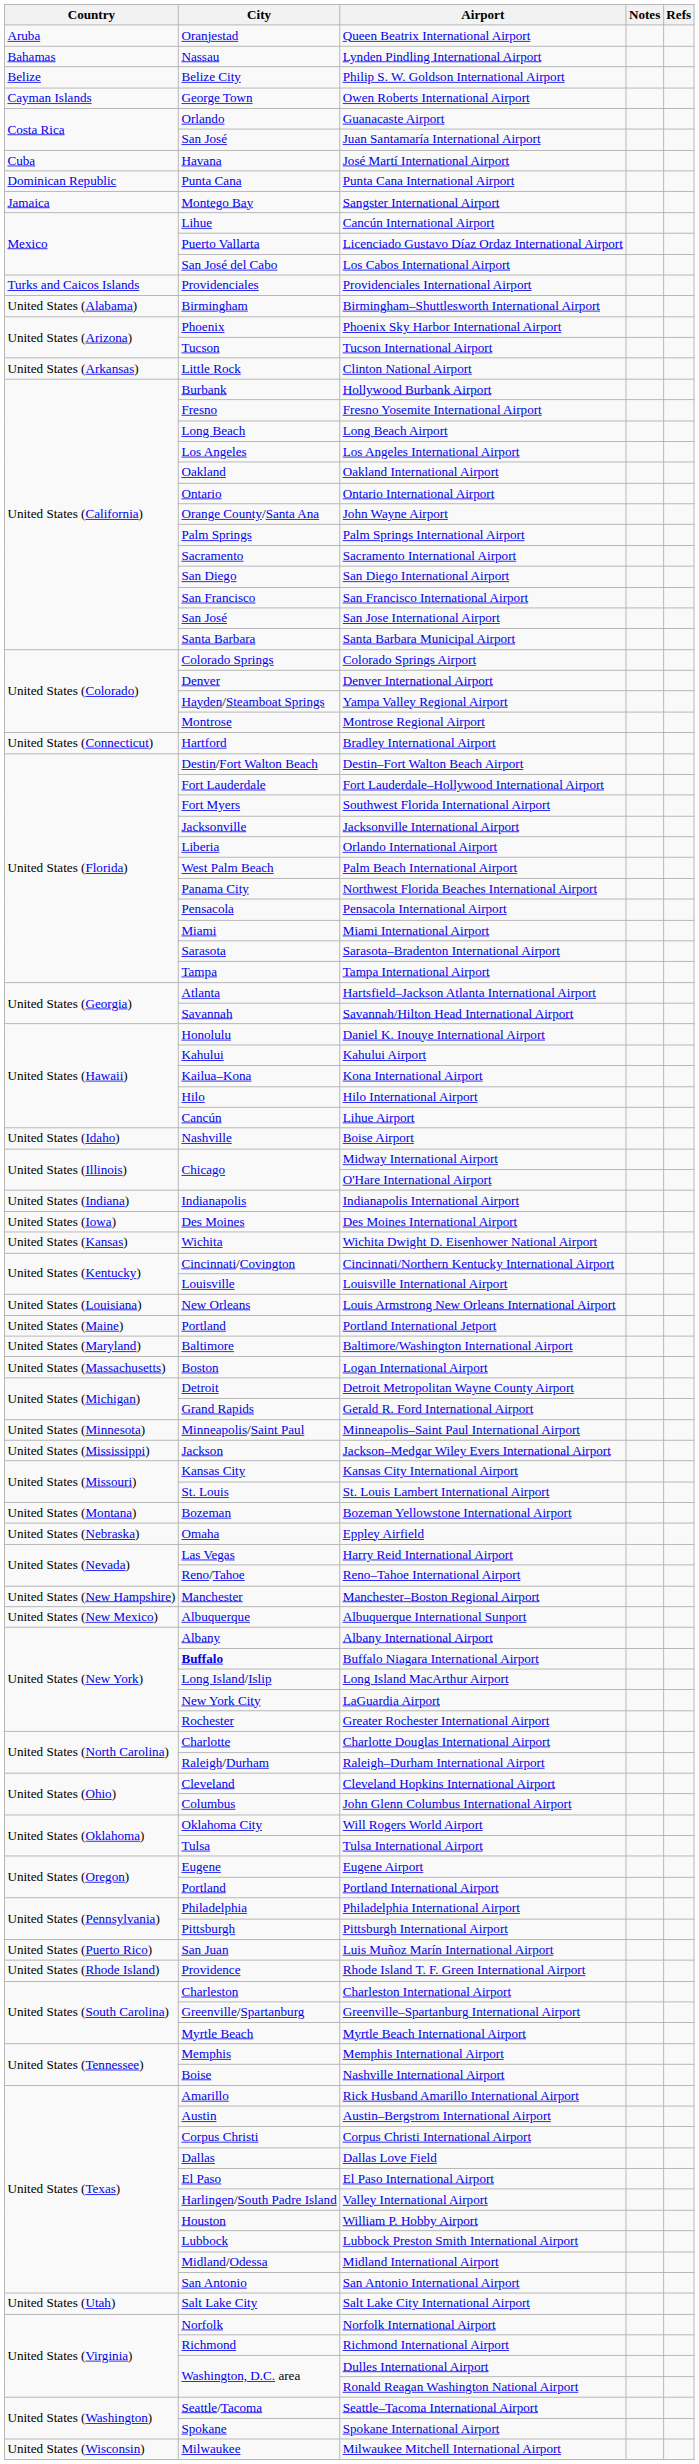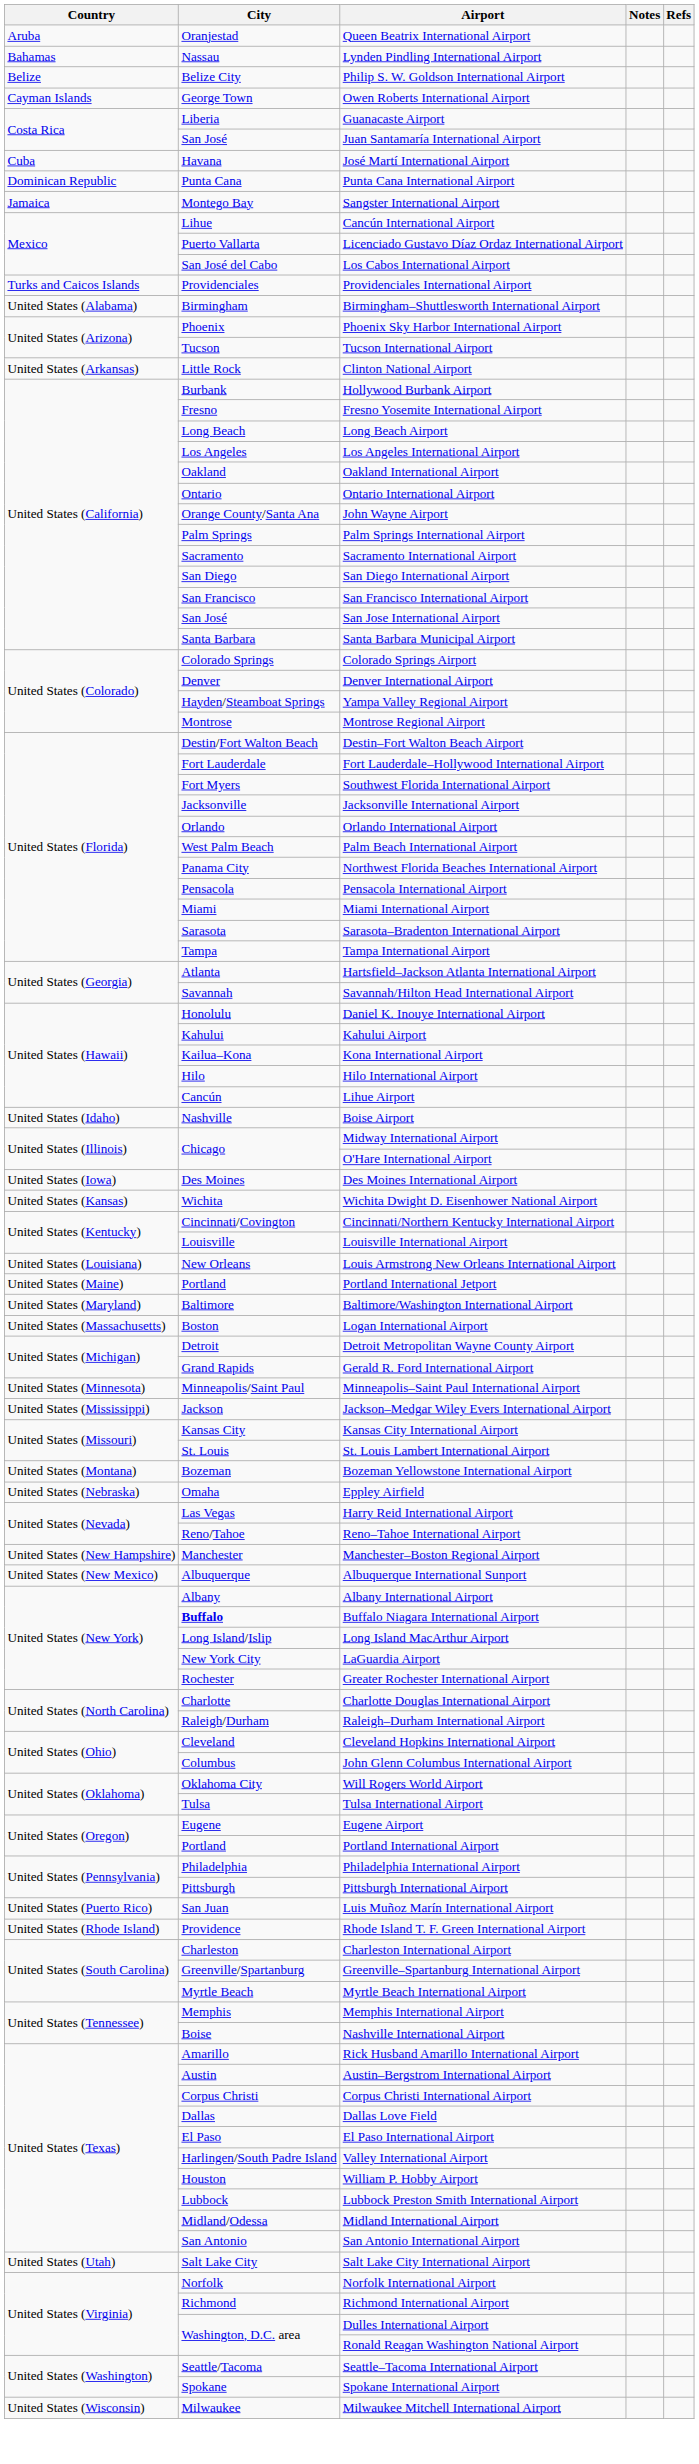(203, 118) Orlando -> (200, 118) Liberia
- row: (419, 743)
(200, 847) Liberia -> (203, 826) Orlando
- row: (431, 1200)
